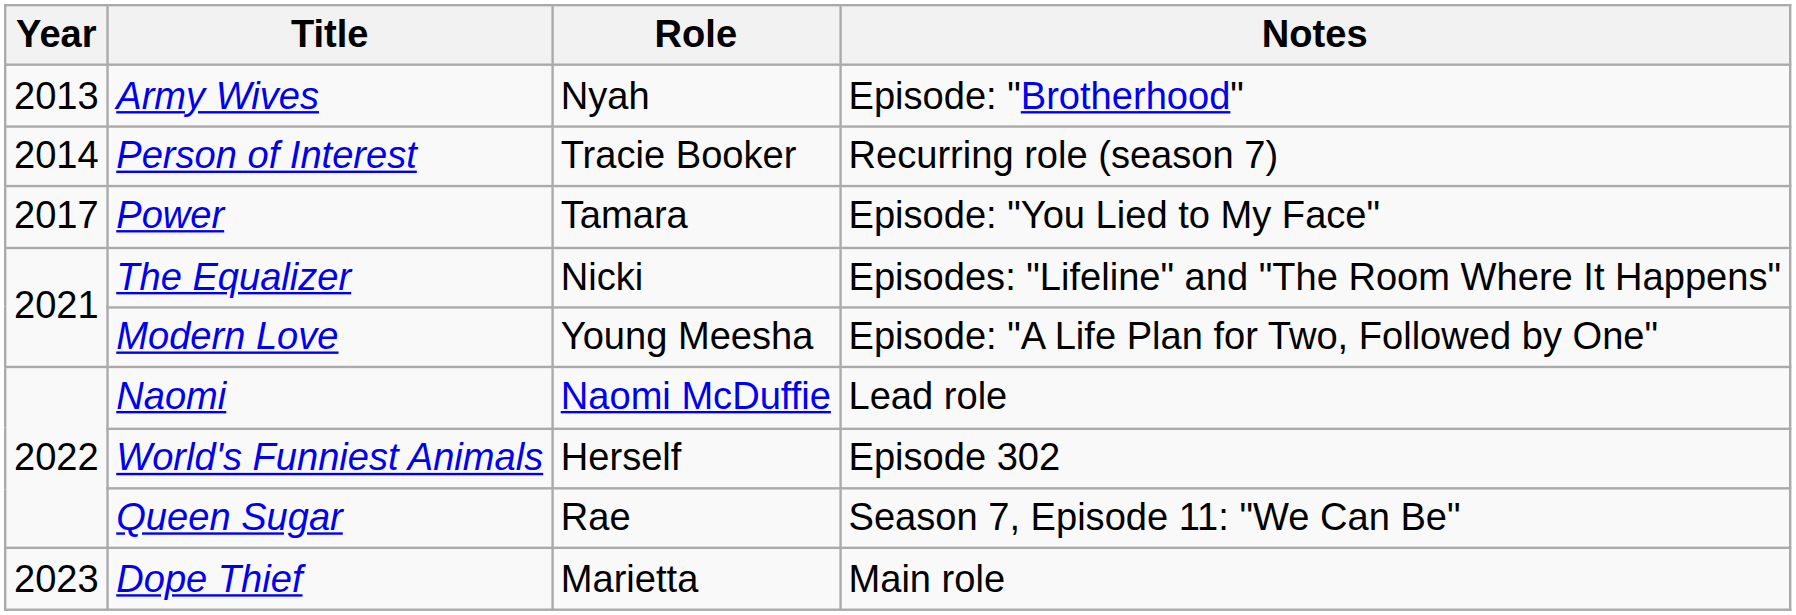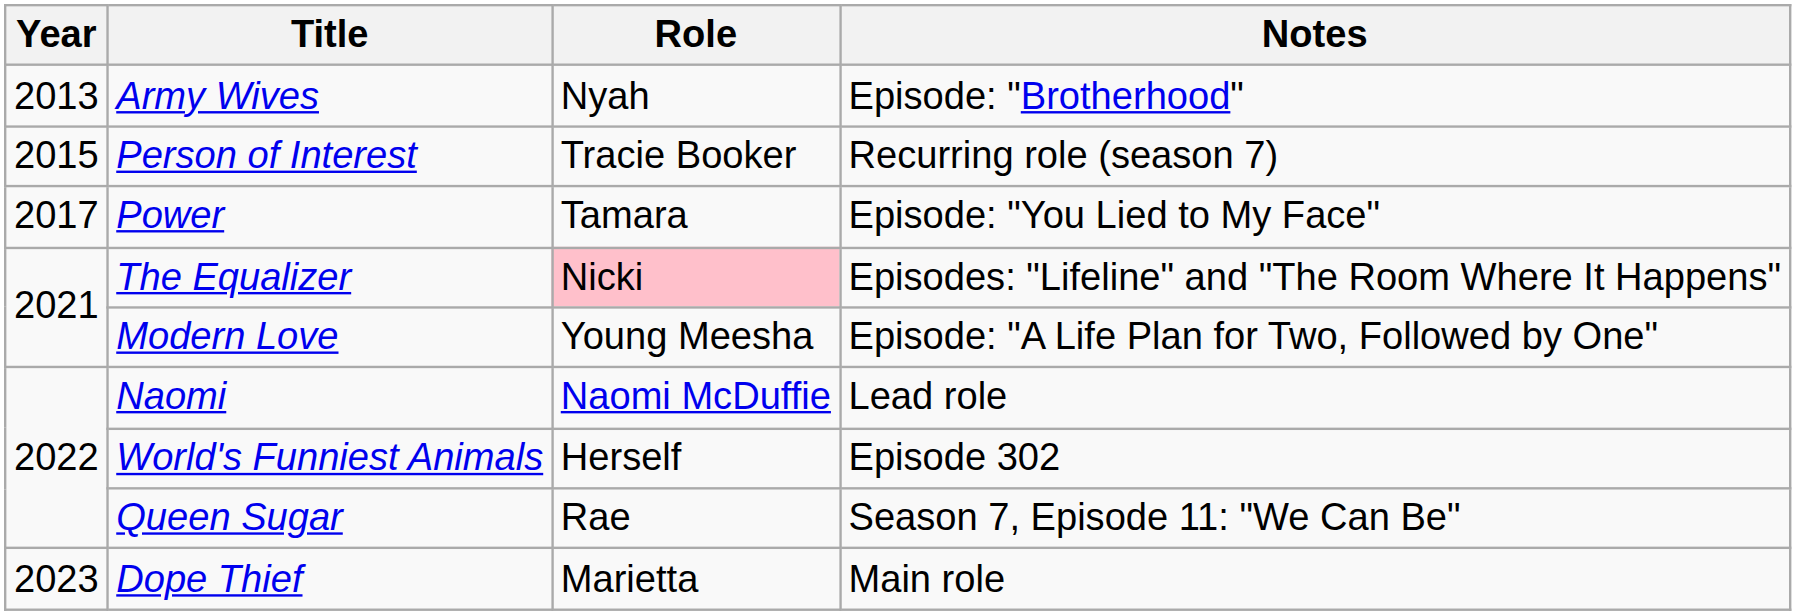(56, 155) 2014 -> (56, 155) 2015
(602, 276) no background -> (602, 276) pink background
